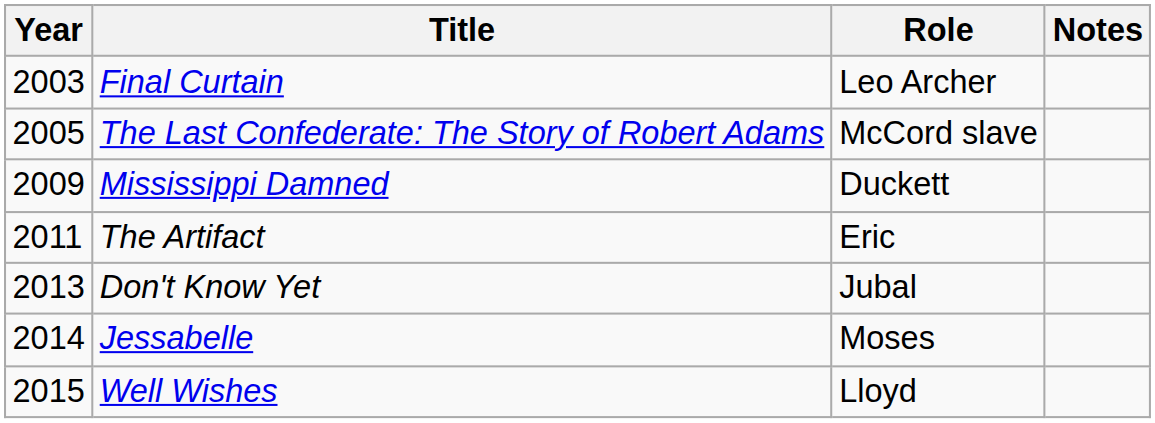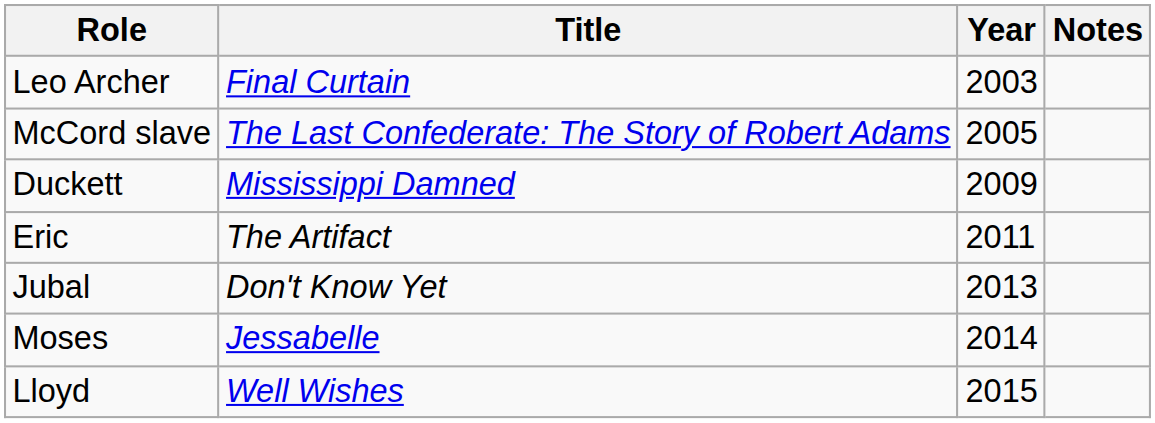columns swapped: (49, 30) <-> (939, 30)
